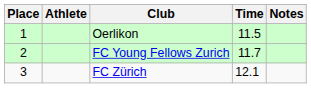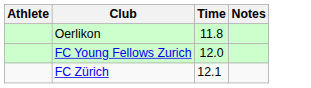- column: (23, 14)
(249, 33) 11.5 -> (212, 33) 11.8
(249, 53) 11.7 -> (212, 53) 12.0
